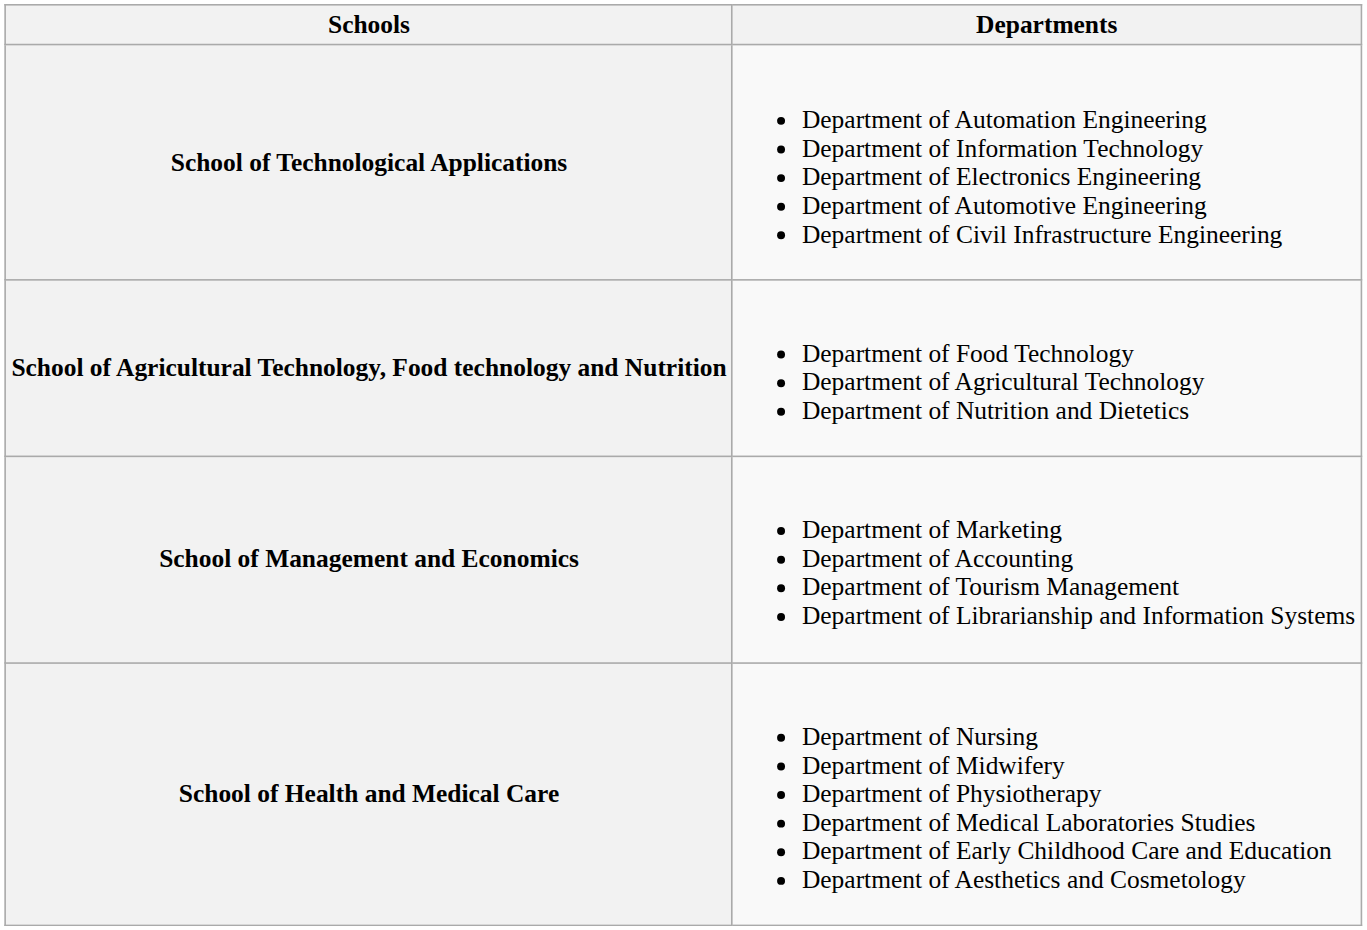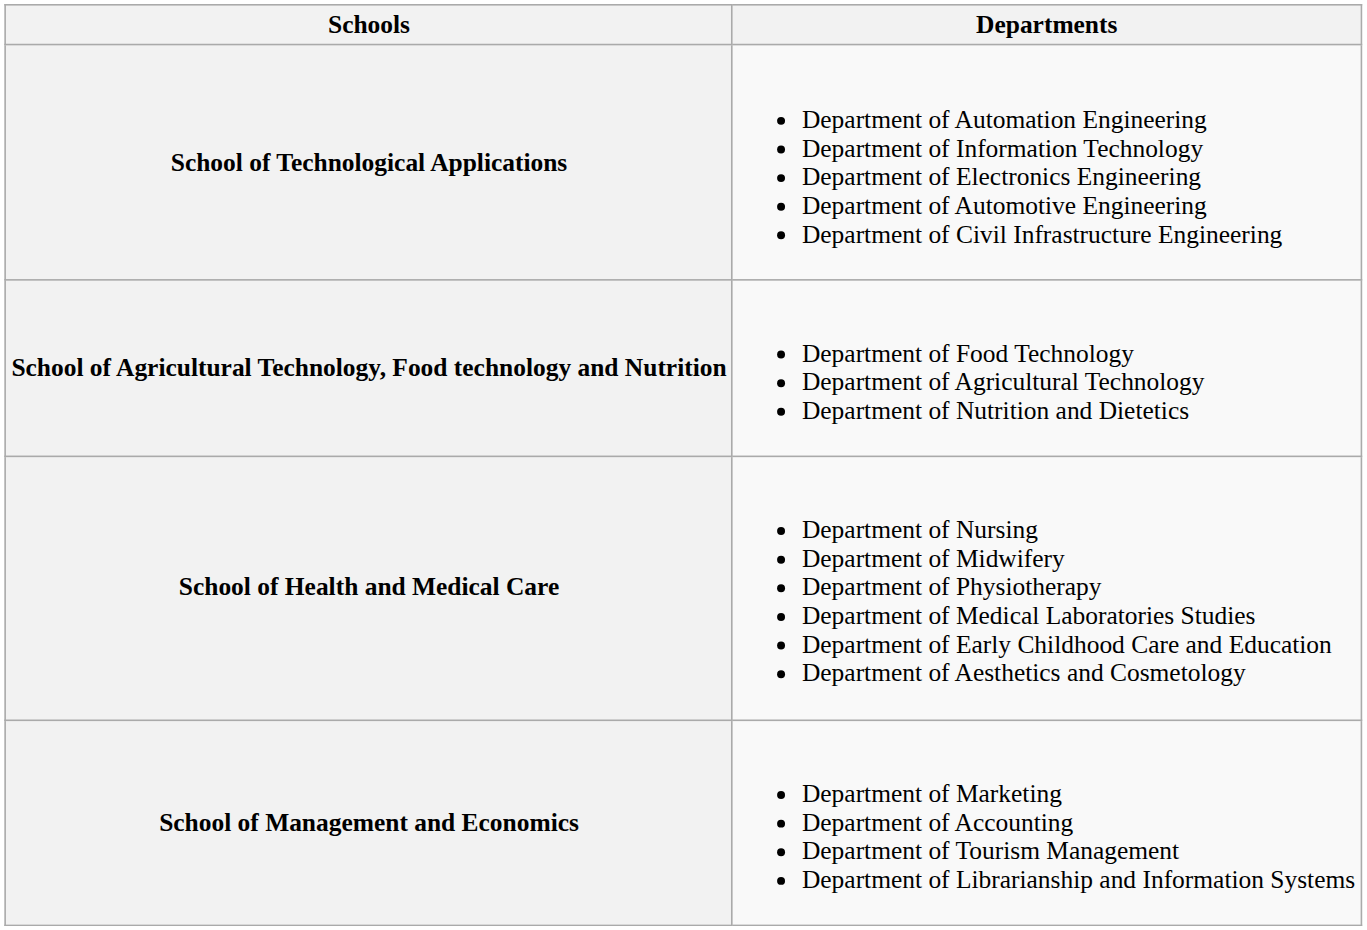rows swapped: (369, 793) <-> (369, 559)
